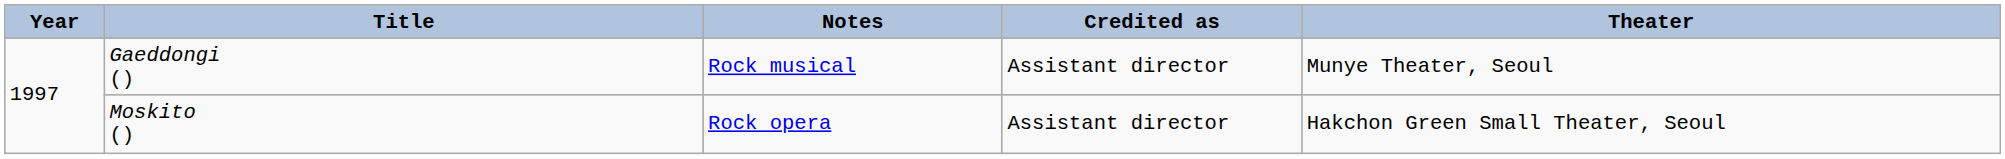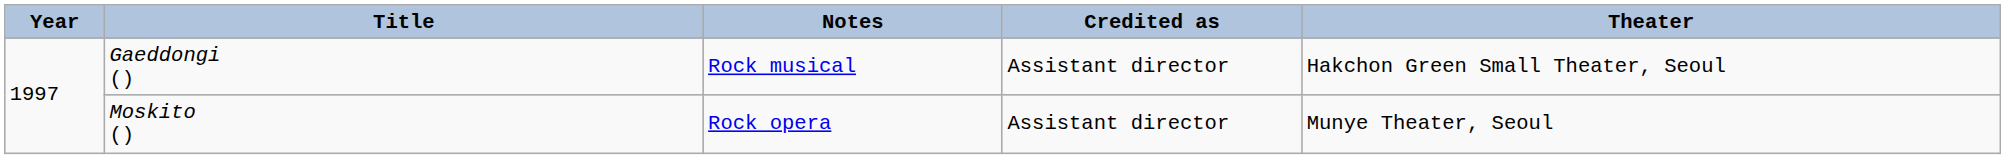(1430, 67) Munye Theater, Seoul -> (1516, 67) Hakchon Green Small Theater, Seoul
(1516, 124) Hakchon Green Small Theater, Seoul -> (1430, 124) Munye Theater, Seoul
